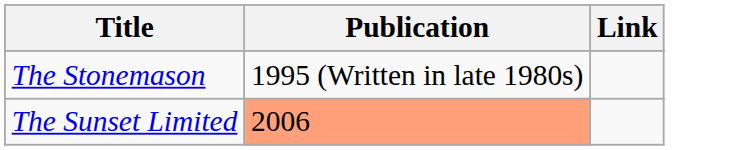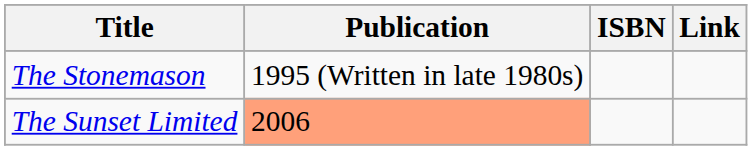+ column: (631, 27)
